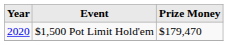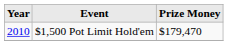(18, 31) 2020 -> (18, 31) 2010
